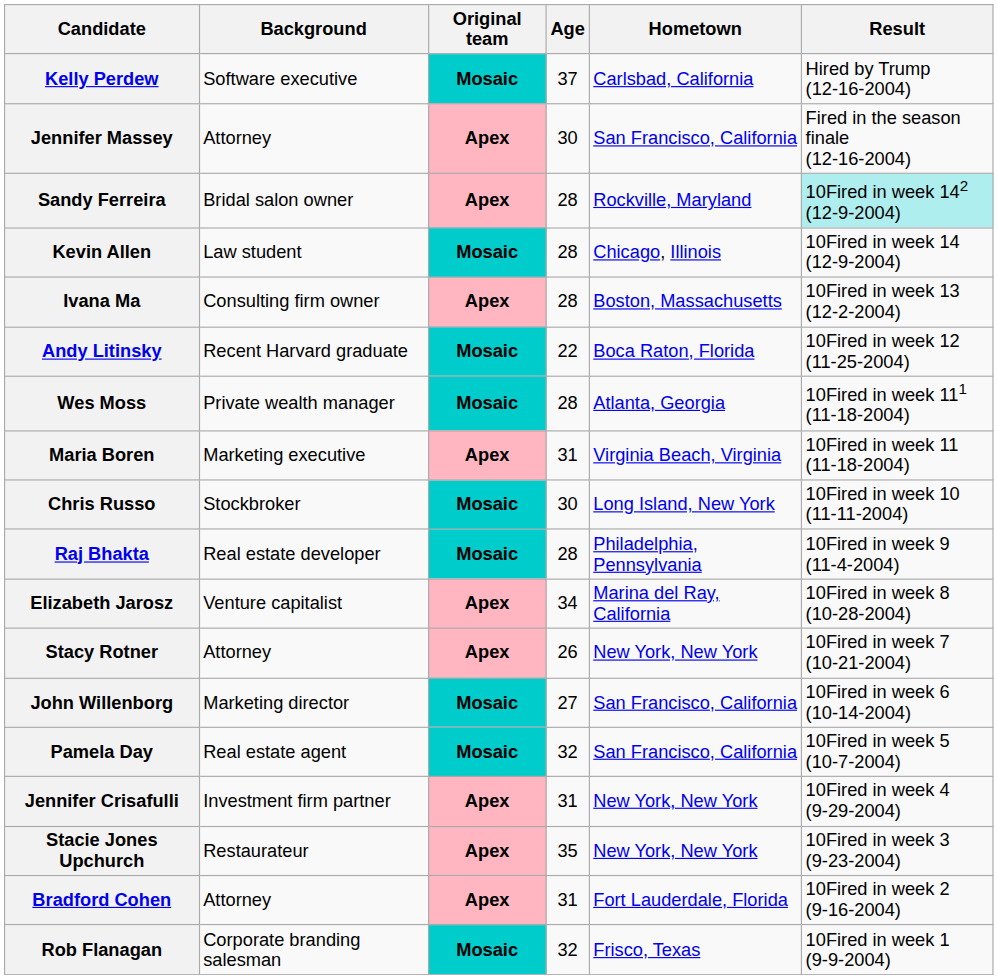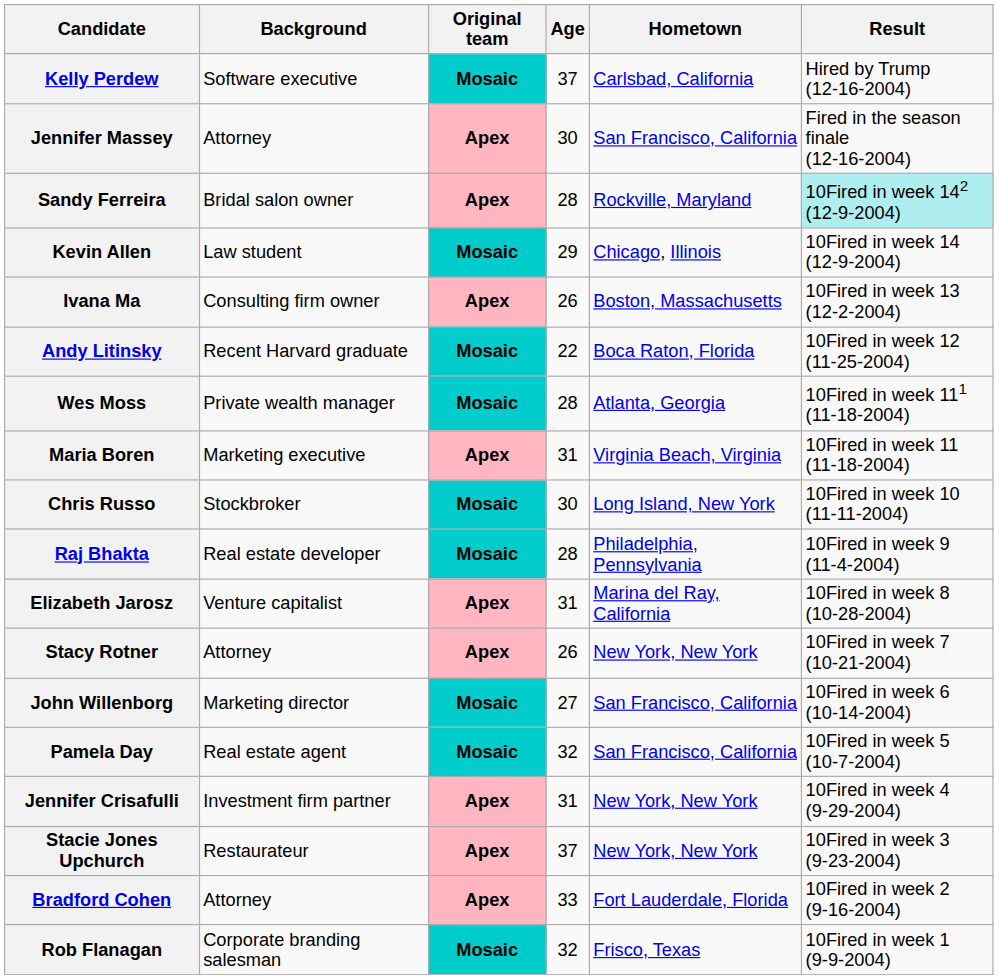(568, 252) 28 -> (568, 252) 29
(568, 301) 28 -> (568, 301) 26
(568, 603) 34 -> (568, 603) 31
(568, 850) 35 -> (568, 850) 37
(568, 900) 31 -> (568, 900) 33
